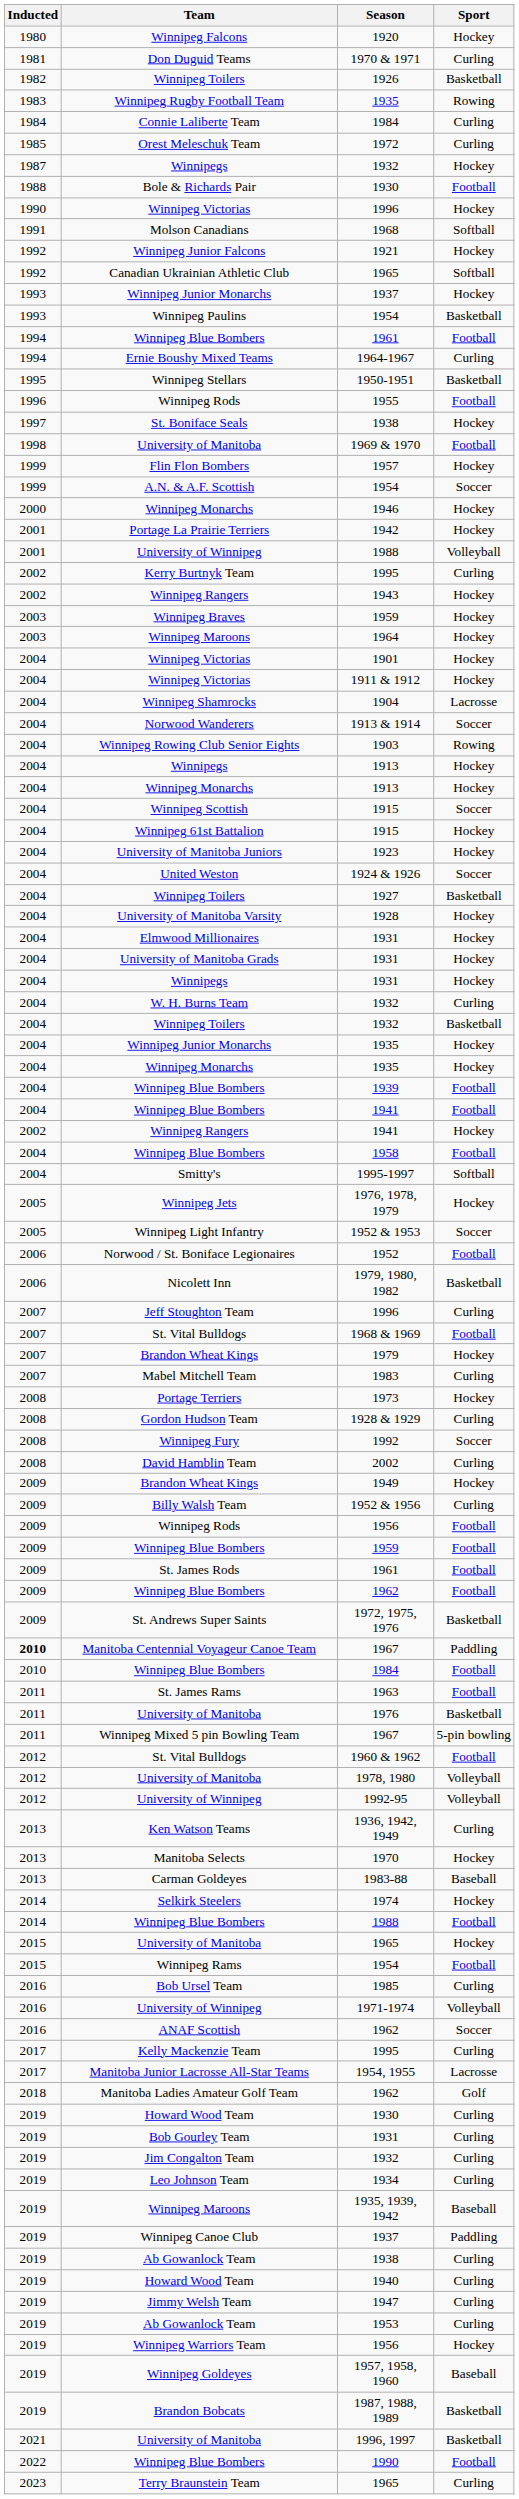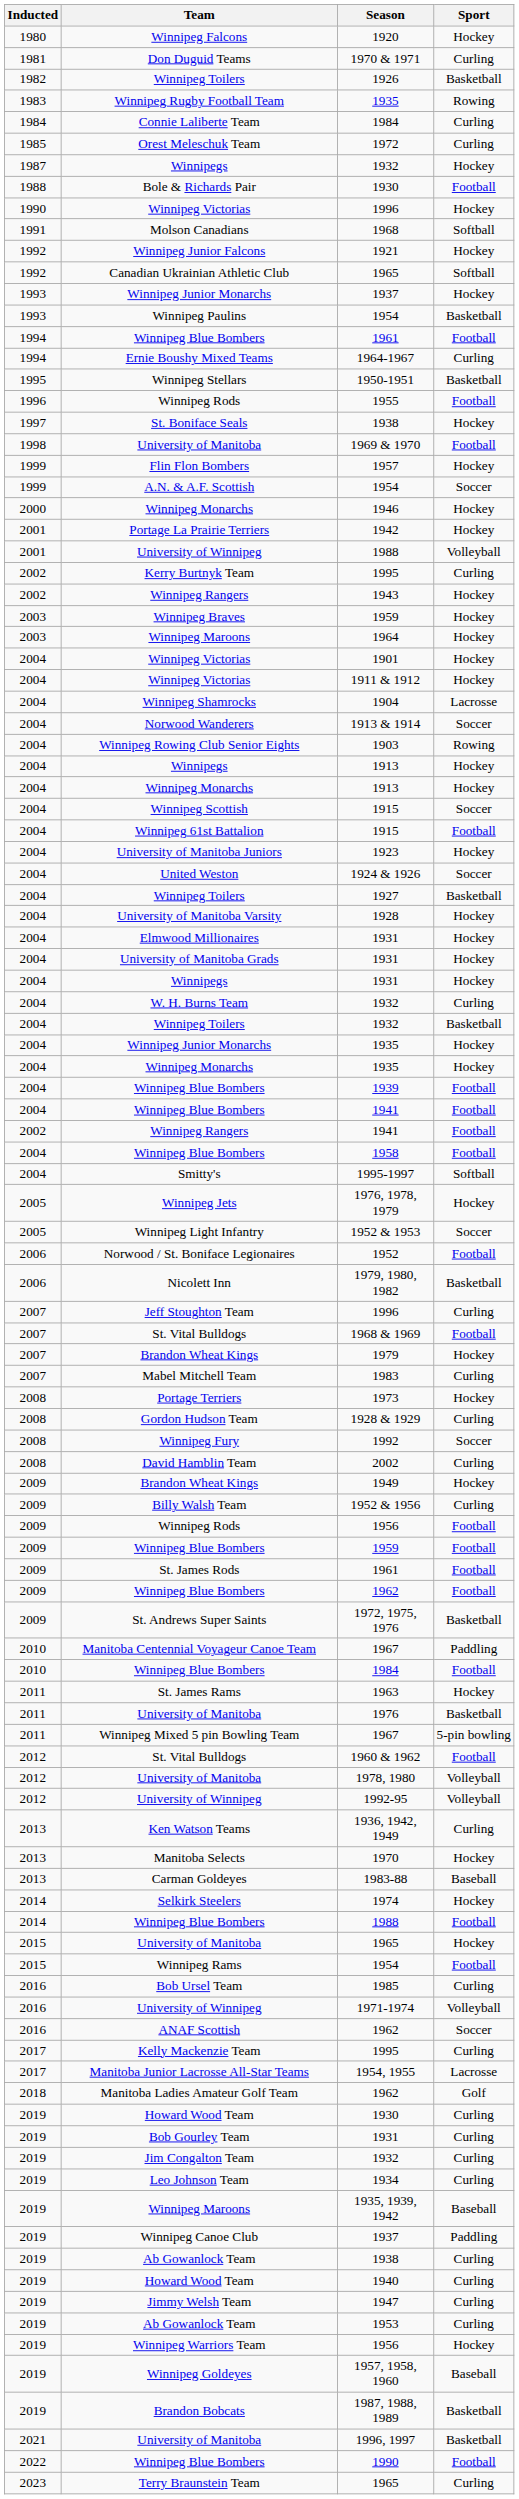(474, 830) Hockey -> (474, 830) Football
(474, 1131) Hockey -> (474, 1131) Football
(33, 1649) bold -> (33, 1649) normal
(474, 1692) Football -> (474, 1692) Hockey
